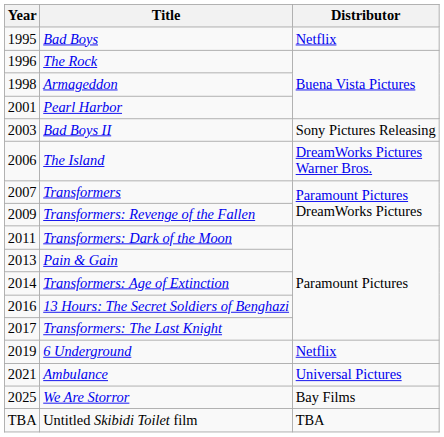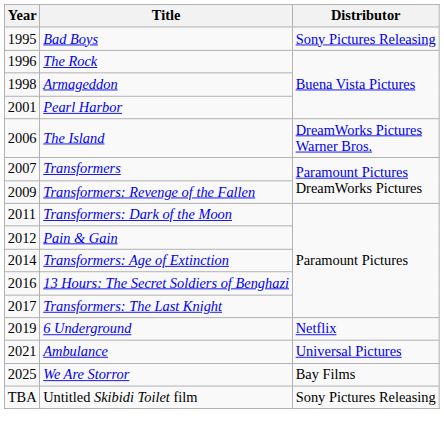(316, 38) Netflix -> (366, 38) Sony Pictures Releasing
- row: (77, 130)
(22, 260) 2013 -> (22, 237) 2012
(310, 420) TBA -> (366, 397) Sony Pictures Releasing
